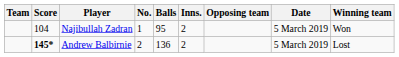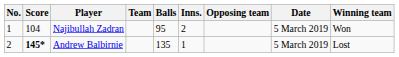columns swapped: (144, 12) <-> (18, 12)
(163, 44) 136 -> (163, 44) 135
(183, 44) 2 -> (183, 44) 1
